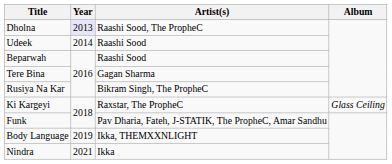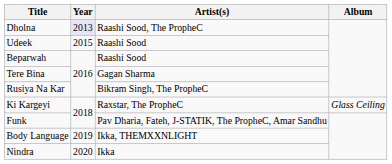(83, 43) 2014 -> (83, 43) 2015
(83, 151) 2021 -> (83, 151) 2020
